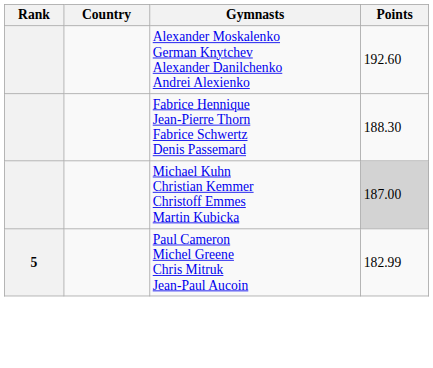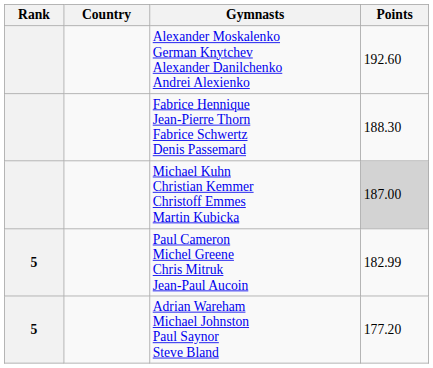+ row: (201, 329)
